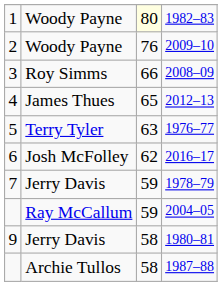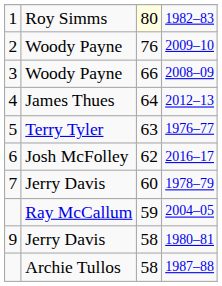(74, 18) Woody Payne -> (66, 18) Roy Simms
(66, 73) Roy Simms -> (74, 73) Woody Payne
(149, 101) 65 -> (149, 101) 64
(149, 184) 59 -> (149, 184) 60
